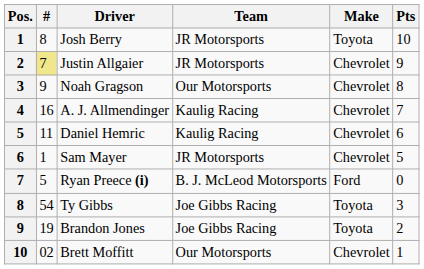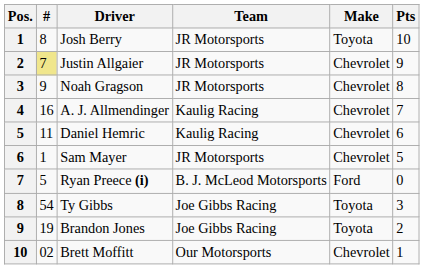(223, 87) Our Motorsports -> (220, 87) JR Motorsports
